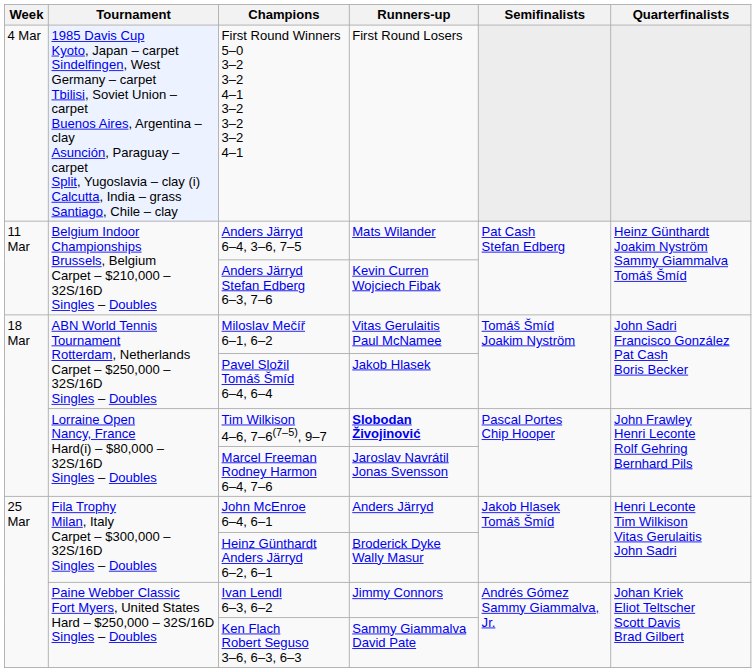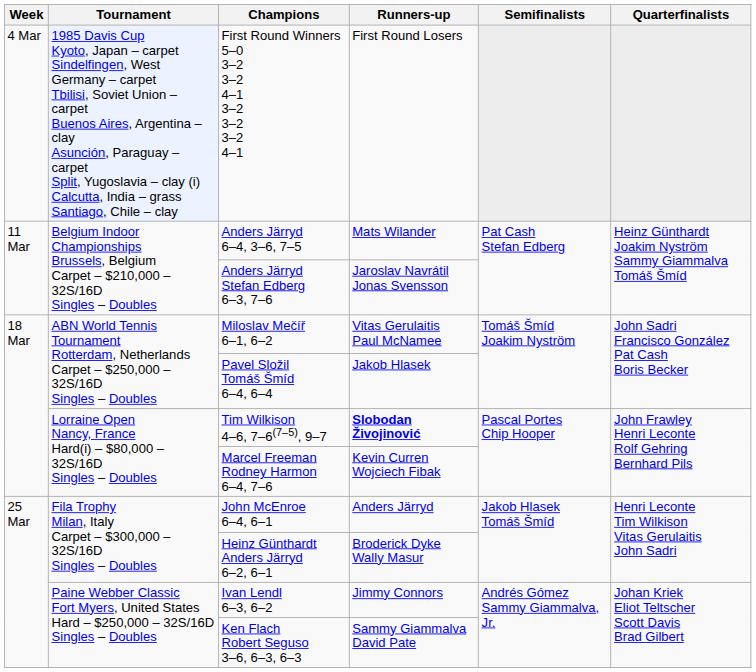(396, 278) Kevin Curren Wojciech Fibak -> (401, 278) Jaroslav Navrátil Jonas Svensson
(401, 465) Jaroslav Navrátil Jonas Svensson -> (396, 465) Kevin Curren Wojciech Fibak
